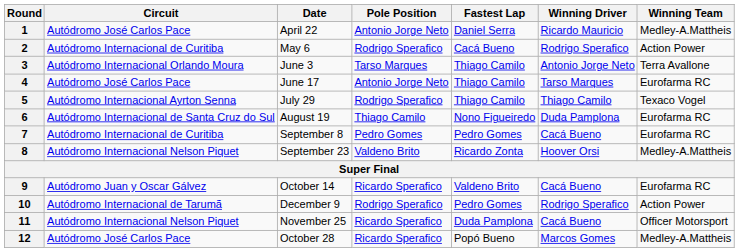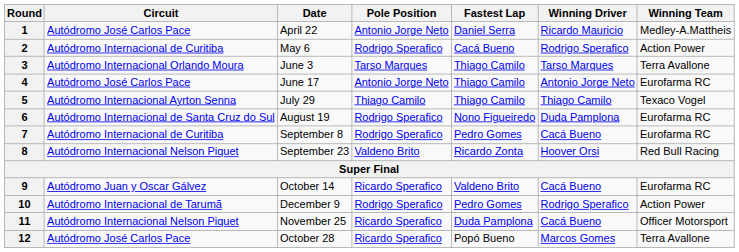(588, 65) Antonio Jorge Neto -> (577, 65) Tarso Marques
(577, 82) Tarso Marques -> (588, 82) Antonio Jorge Neto
(398, 100) Rodrigo Sperafico -> (390, 100) Thiago Camilo
(390, 117) Thiago Camilo -> (398, 117) Rodrigo Sperafico
(388, 134) Pedro Gomes -> (398, 134) Rodrigo Sperafico
(686, 152) Medley-A.Mattheis -> (679, 152) Red Bull Racing
(686, 238) Medley-A.Mattheis -> (675, 238) Terra Avallone
